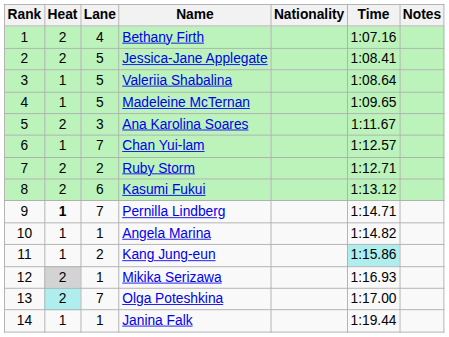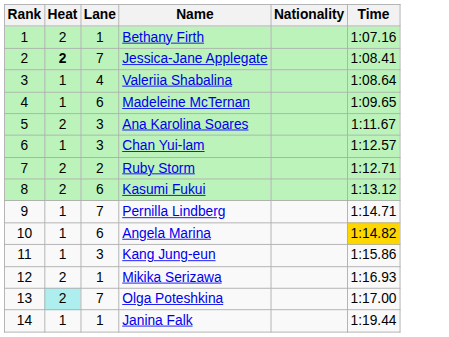- column: (422, 15)
(100, 37) 4 -> (100, 37) 1
(63, 59) normal -> (63, 59) bold
(100, 59) 5 -> (100, 59) 7
(100, 80) 5 -> (100, 80) 4
(100, 102) 5 -> (100, 102) 6
(100, 146) 7 -> (100, 146) 3
(63, 211) bold -> (63, 211) normal
(100, 233) 1 -> (100, 233) 6
(374, 233) no background -> (374, 233) gold background
(100, 255) 2 -> (100, 255) 3
(374, 255) paleturquoise background -> (374, 255) no background
(63, 277) lightgrey background -> (63, 277) no background
